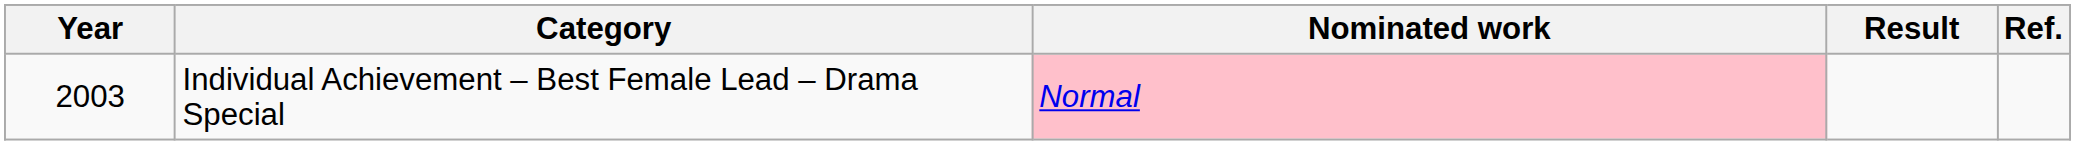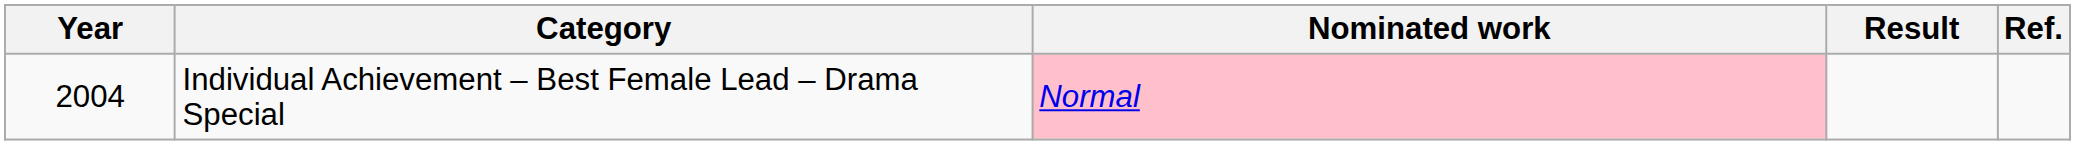(90, 96) 2003 -> (90, 96) 2004
